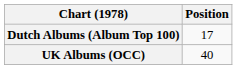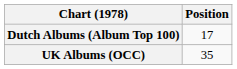(207, 54) 40 -> (207, 54) 35
